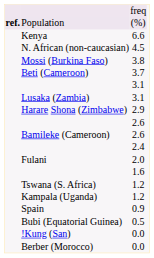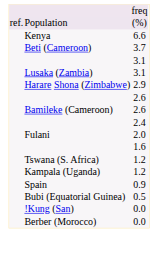(13, 23) bold -> (16, 23) normal
- row: (75, 48)
- row: (65, 60)
